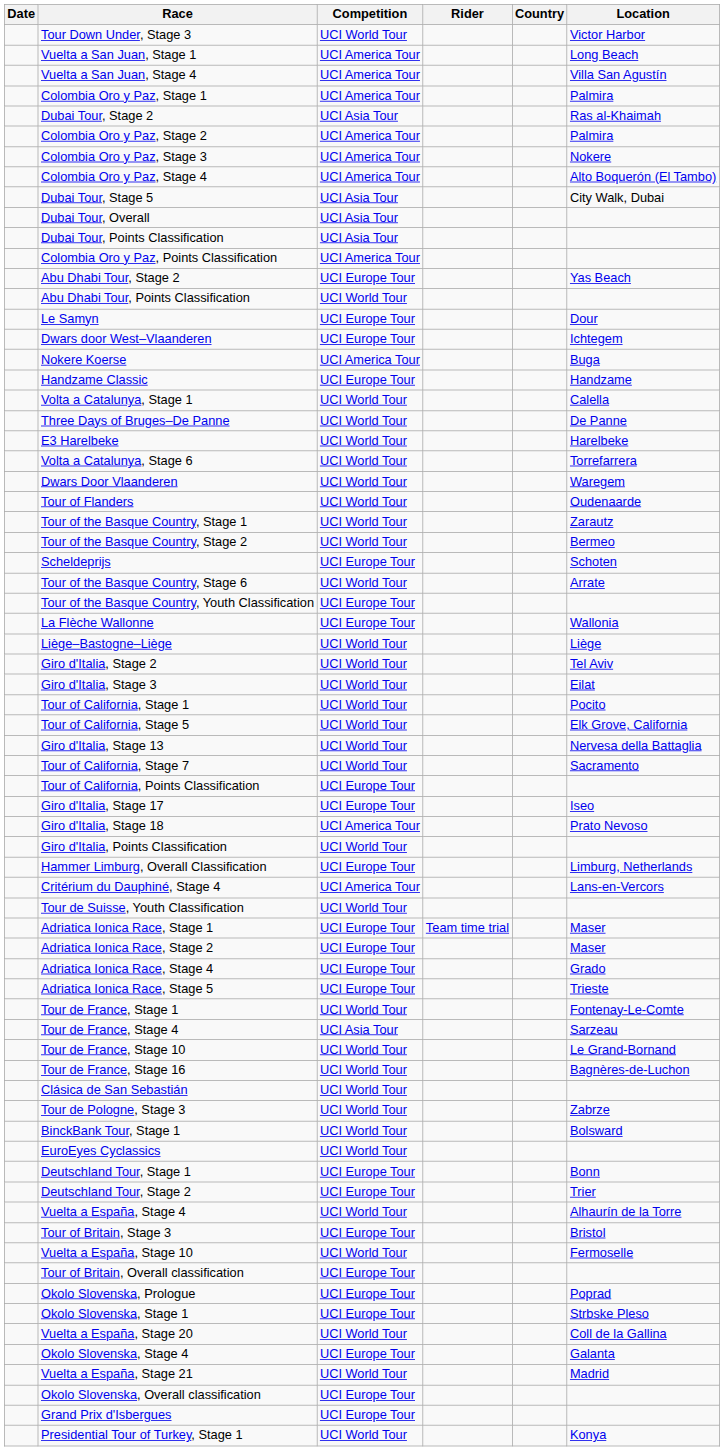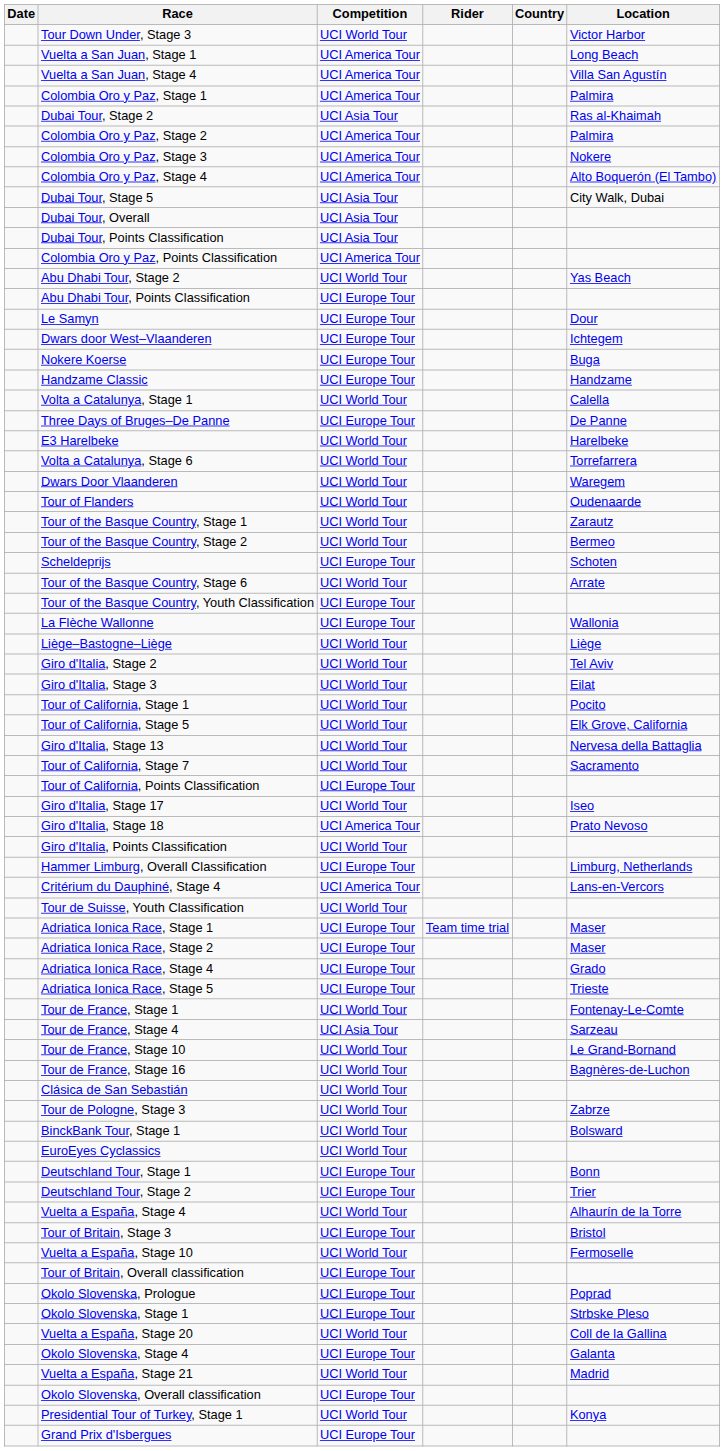(367, 278) UCI Europe Tour -> (363, 278) UCI World Tour
(363, 298) UCI World Tour -> (367, 298) UCI Europe Tour
(370, 359) UCI America Tour -> (367, 359) UCI Europe Tour
(363, 420) UCI World Tour -> (367, 420) UCI Europe Tour
(367, 806) UCI Europe Tour -> (363, 806) UCI World Tour
rows swapped: (106, 1415) <-> (142, 1435)
